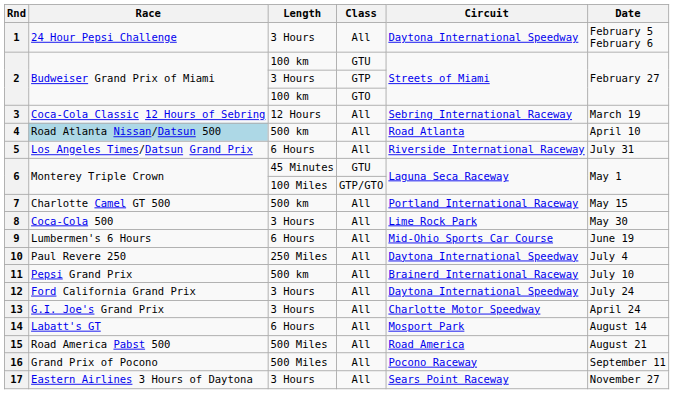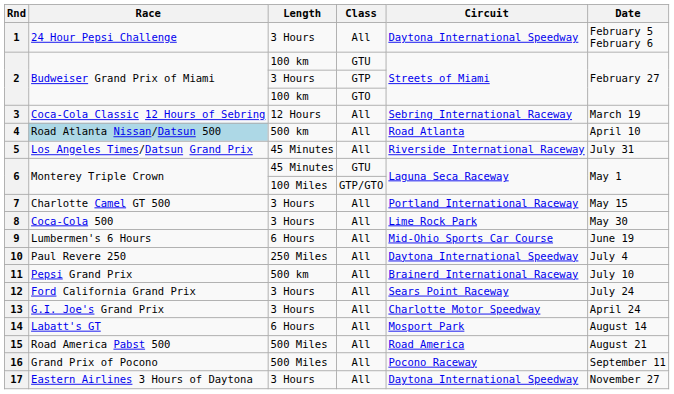(293, 149) 6 Hours -> (302, 149) 45 Minutes
(290, 202) 500 km -> (293, 202) 3 Hours
(483, 291) Daytona International Speedway -> (449, 291) Sears Point Raceway
(449, 379) Sears Point Raceway -> (483, 379) Daytona International Speedway
